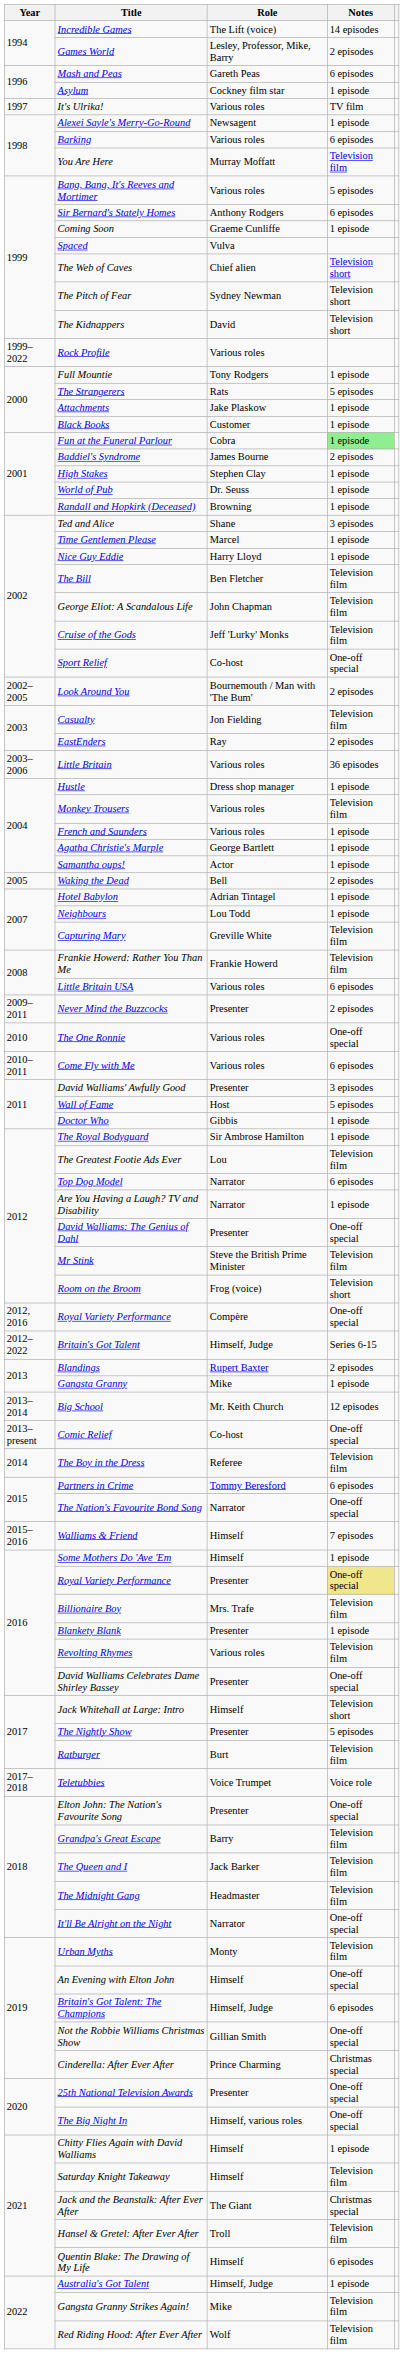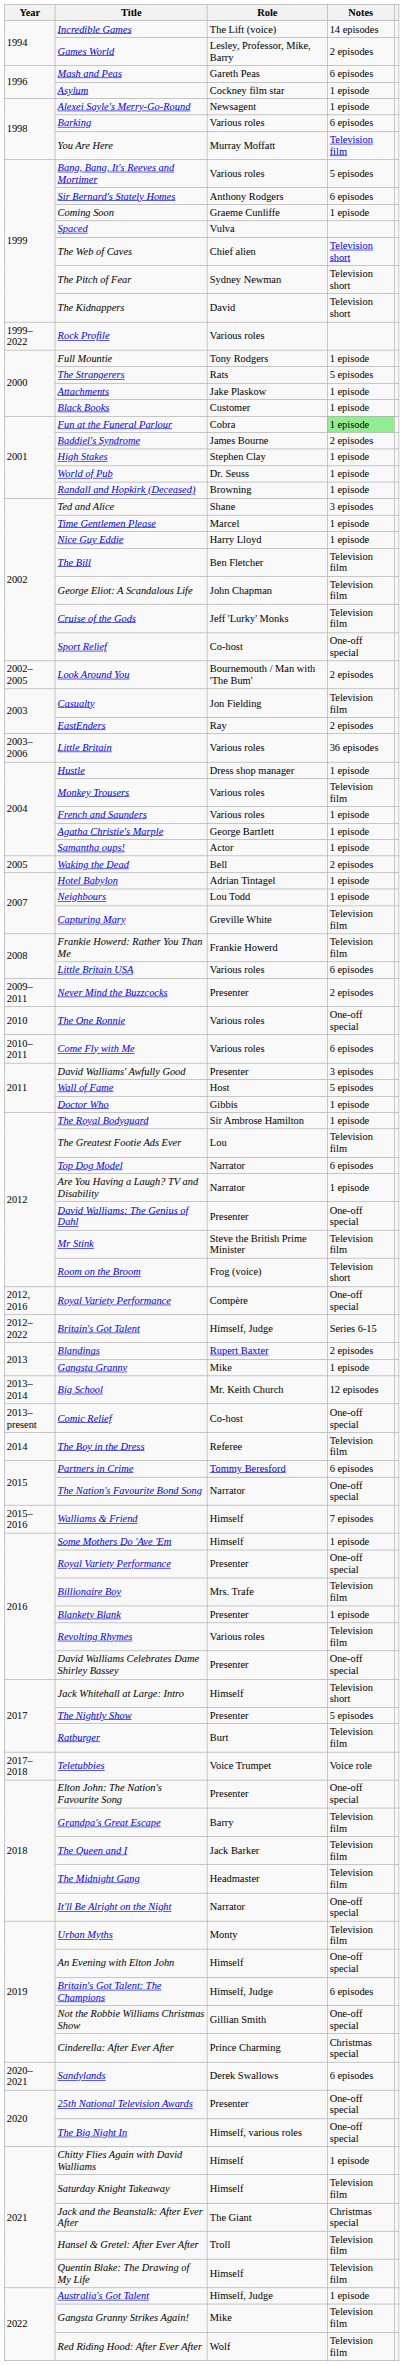- row: (81, 106)
(346, 1580) khaki background -> (346, 1564) no background
+ row: (82, 2076)
(351, 2261) 6 episodes -> (351, 2273) Television film
